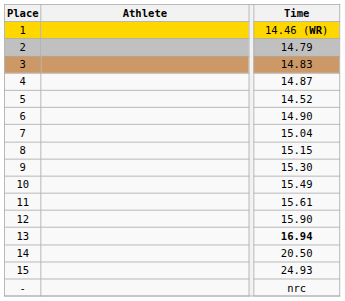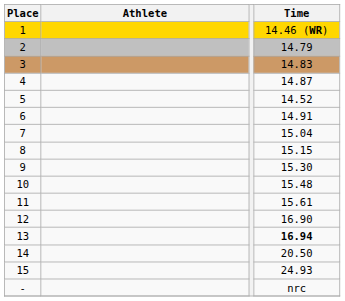(297, 116) 14.90 -> (297, 116) 14.91
(297, 185) 15.49 -> (297, 185) 15.48
(297, 219) 15.90 -> (297, 219) 16.90
